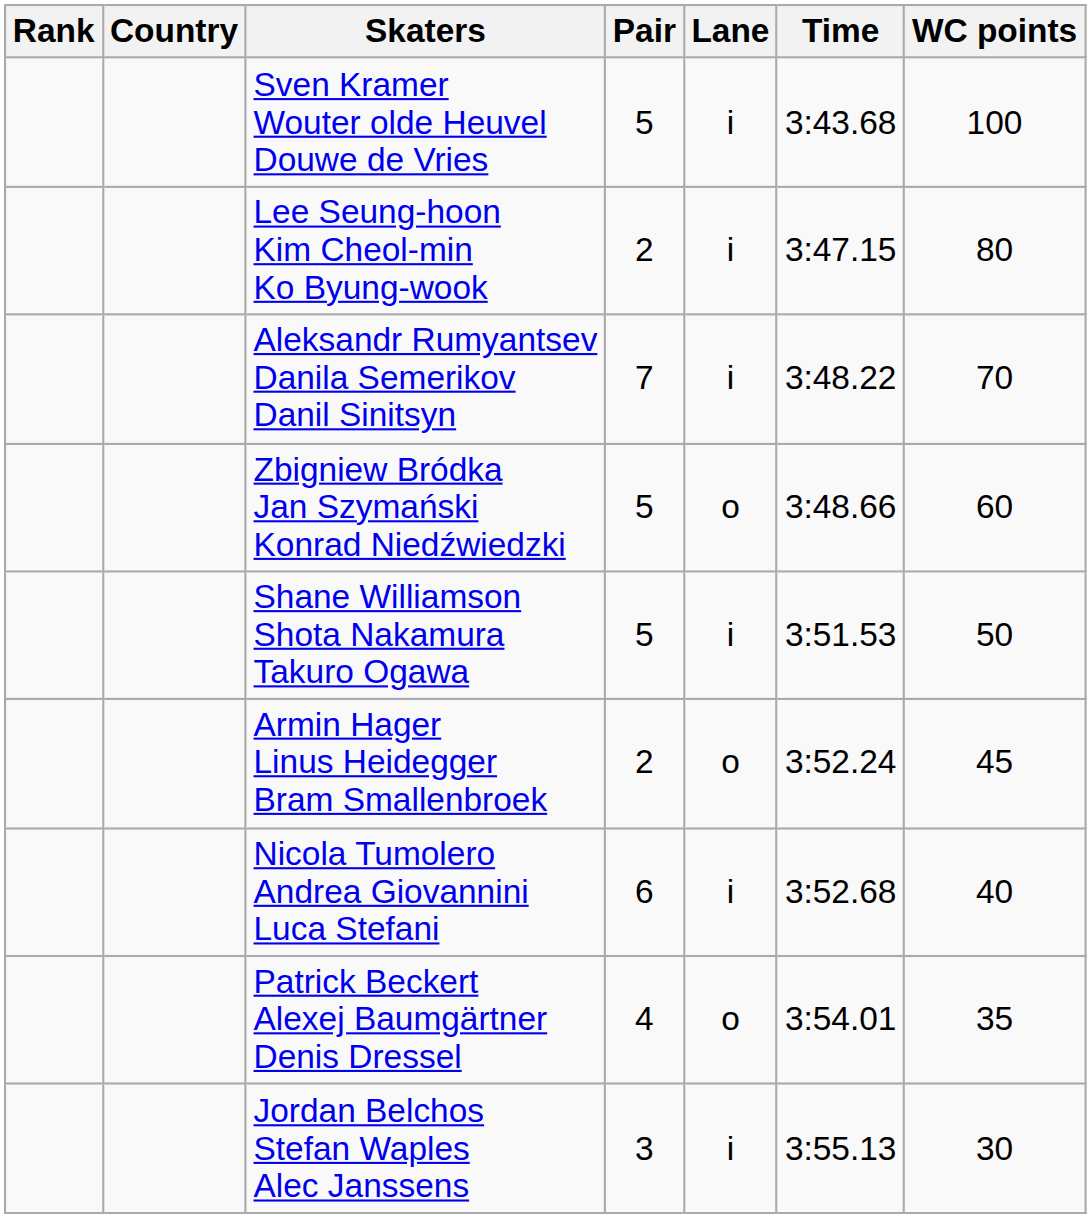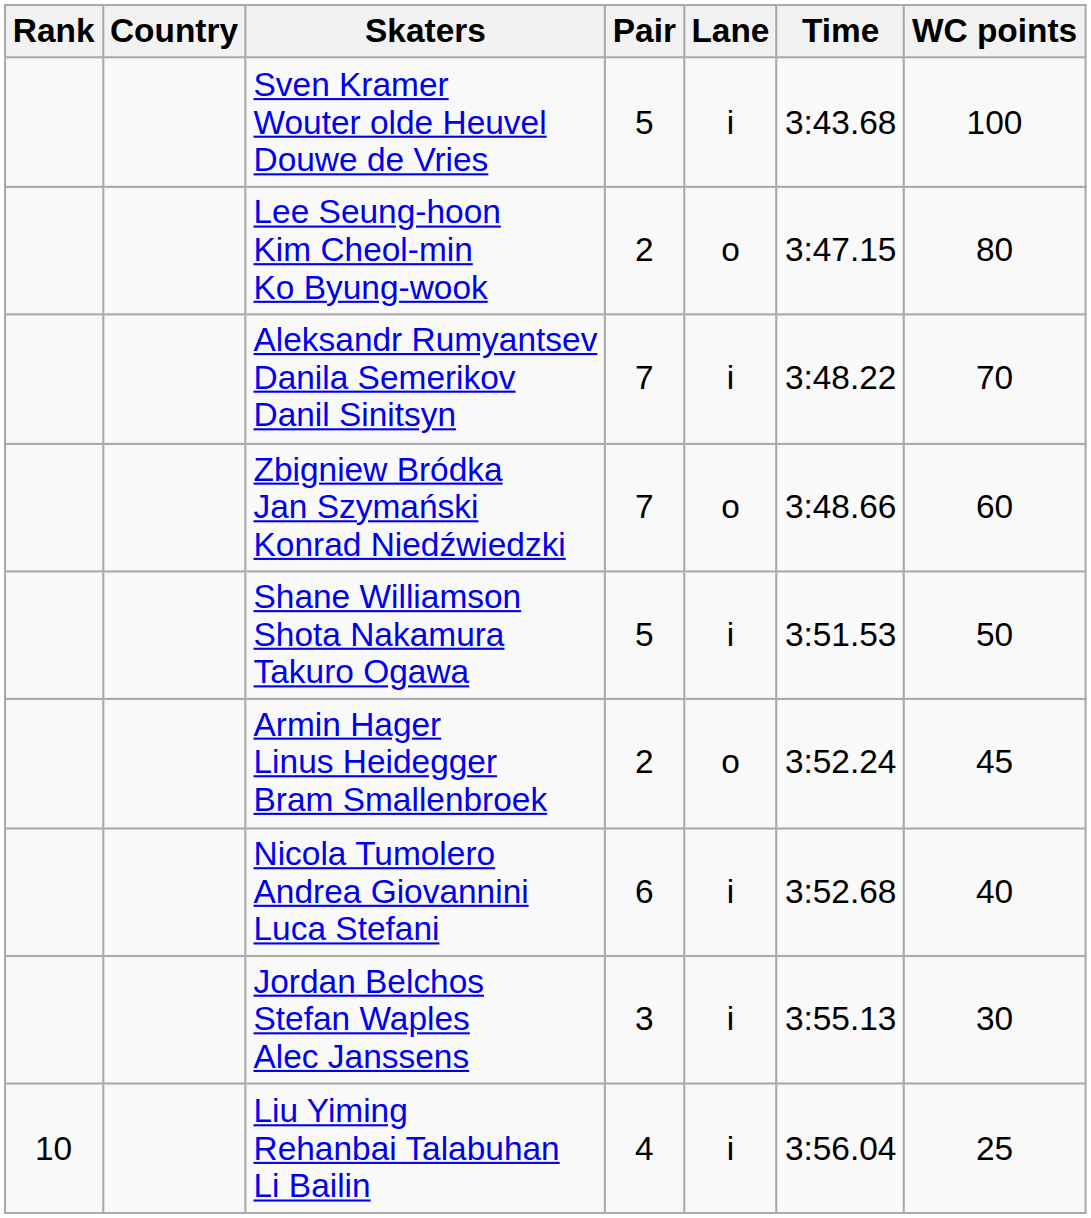(730, 249) i -> (730, 249) o
(644, 506) 5 -> (644, 506) 7
- row: (400, 1019)
+ row: (407, 1147)
